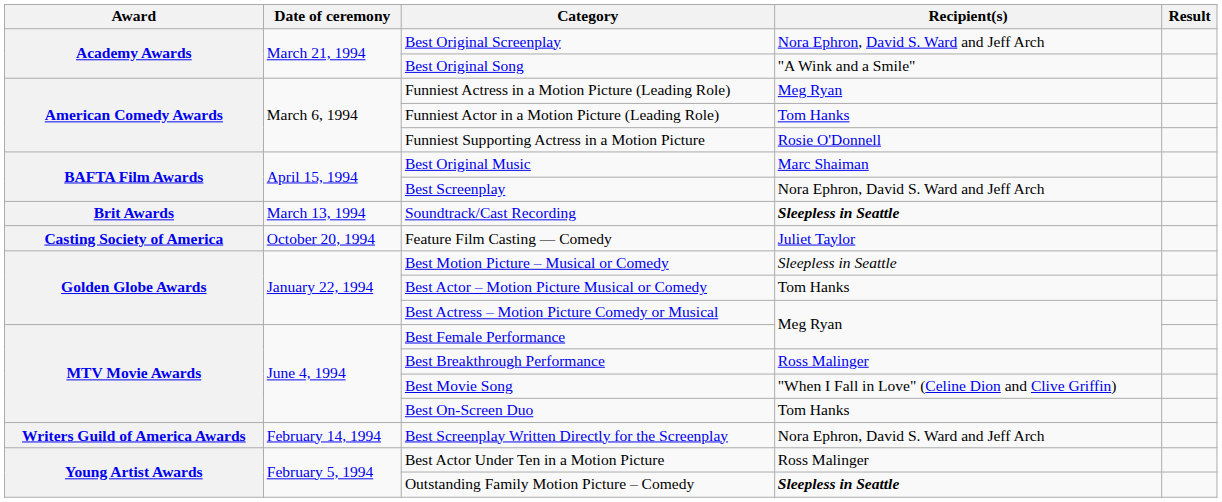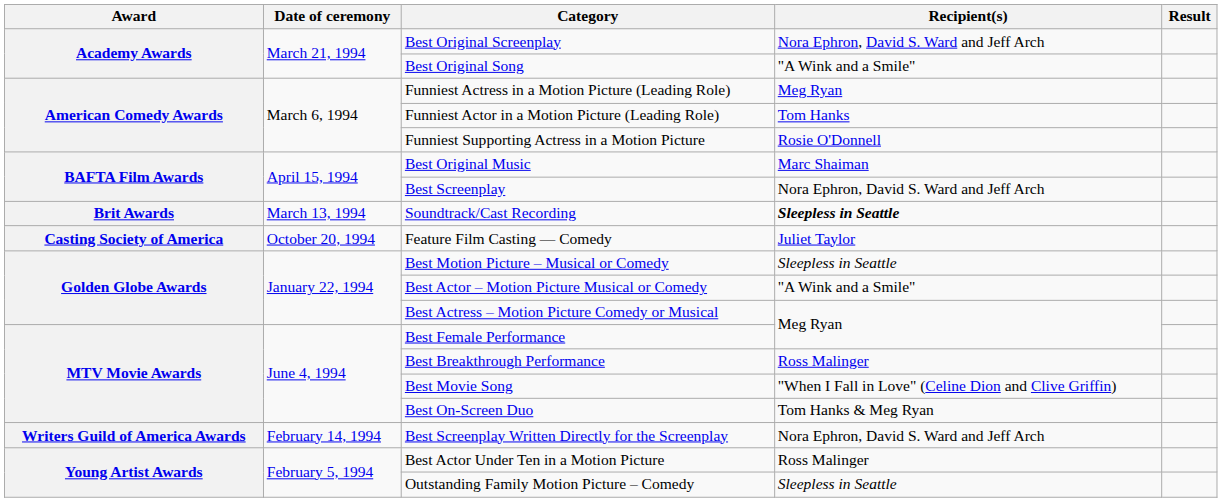(814, 287) Tom Hanks -> (847, 287) "A Wink and a Smile"
(814, 410) Tom Hanks -> (856, 410) Tom Hanks & Meg Ryan
(839, 484) bold -> (837, 484) normal
